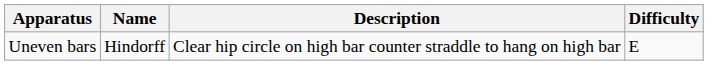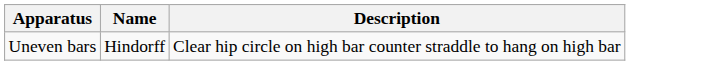- column: (664, 18)
